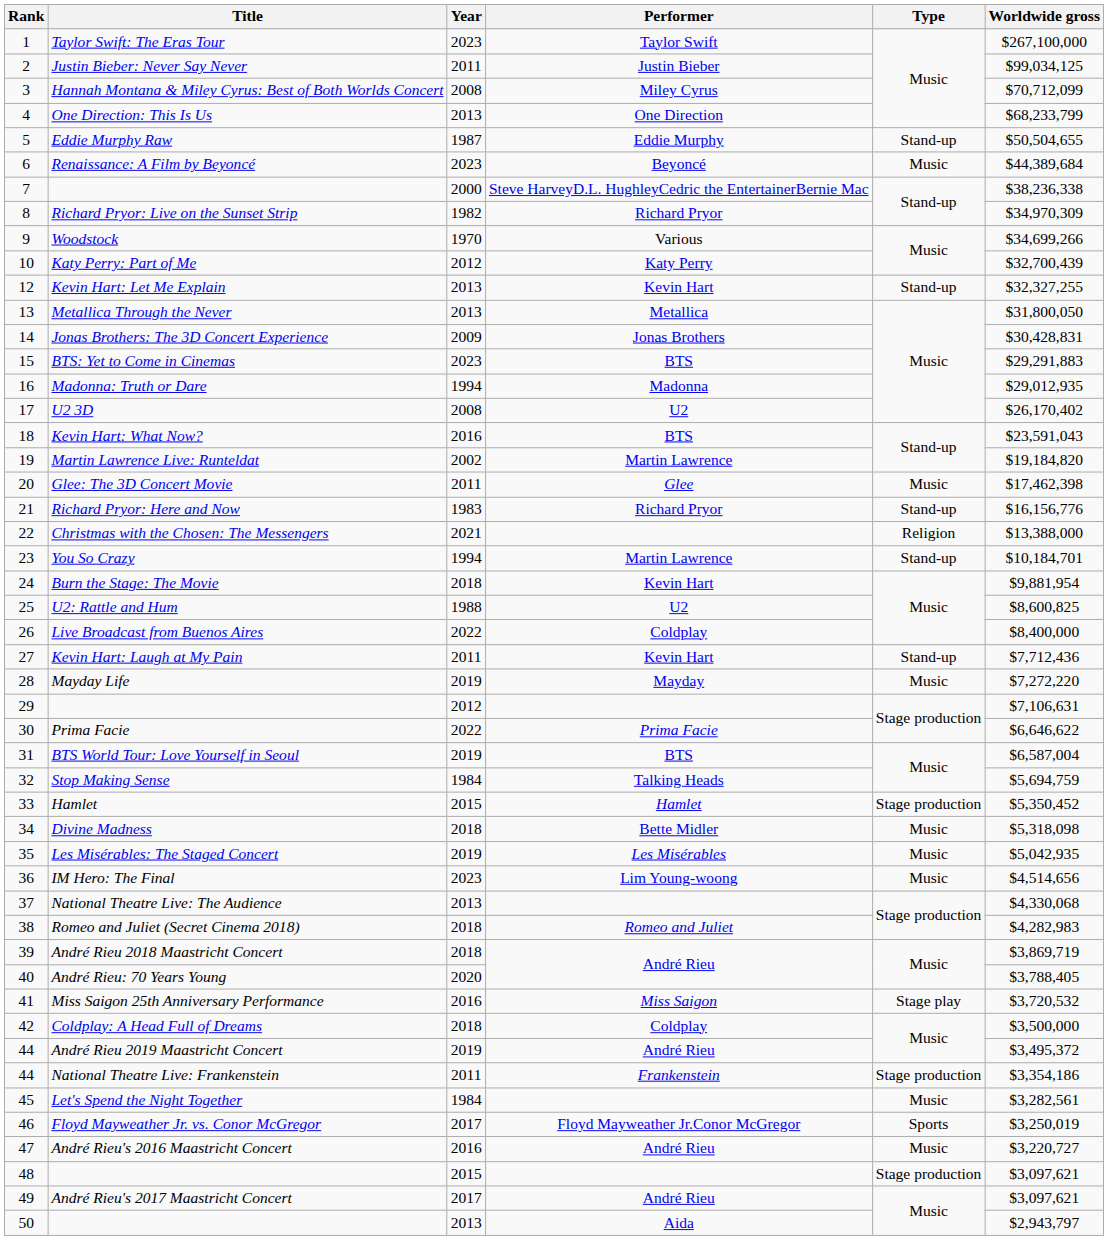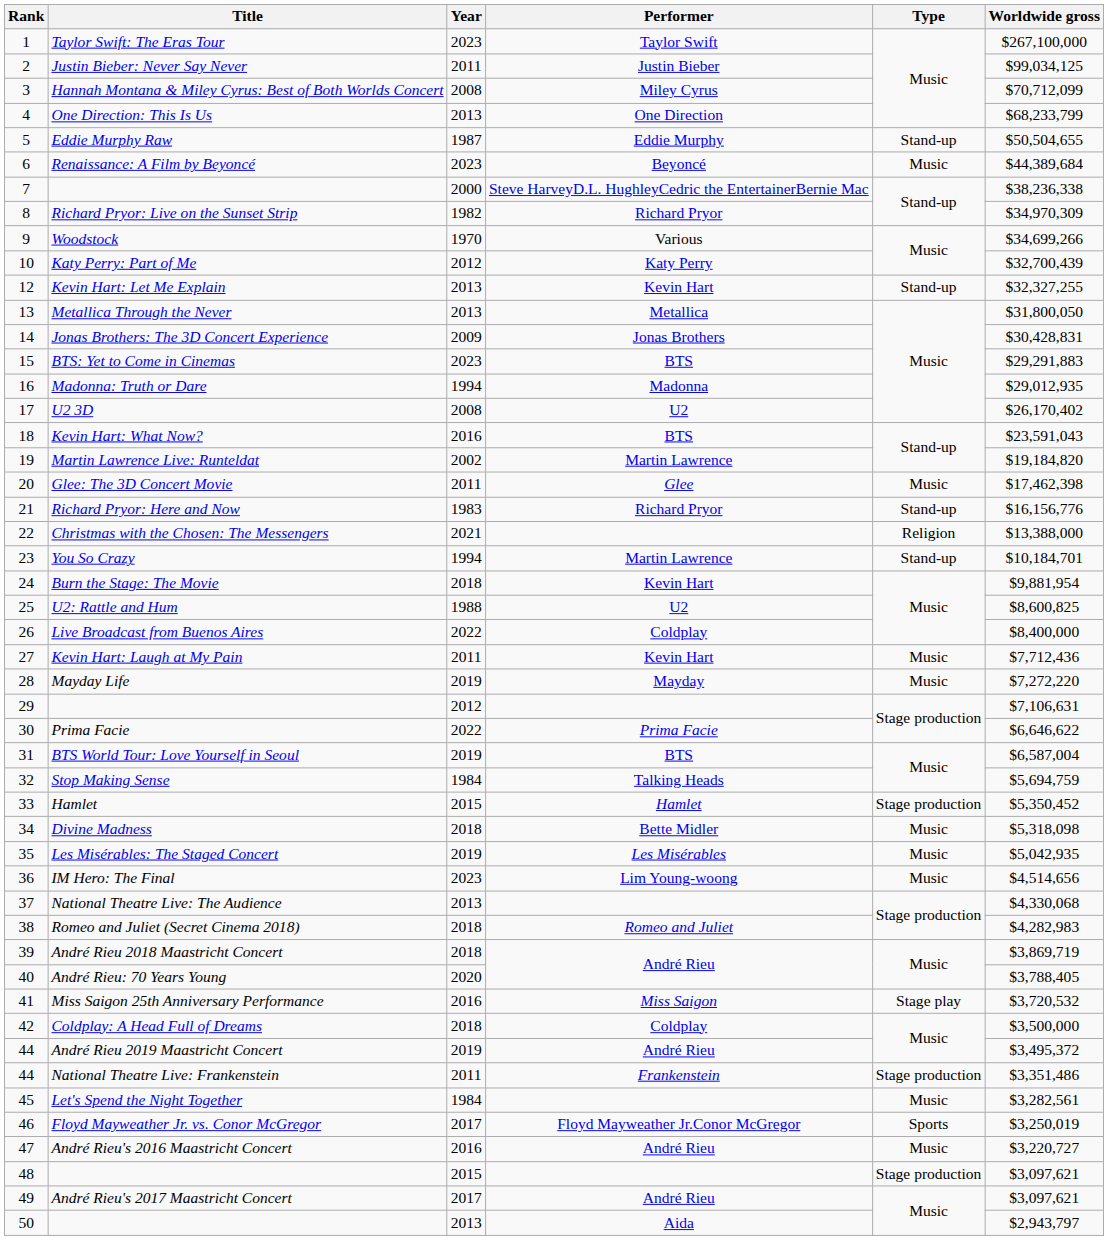(929, 656) Stand-up -> (929, 656) Music
(1044, 1075) $3,354,186 -> (1044, 1075) $3,351,486
